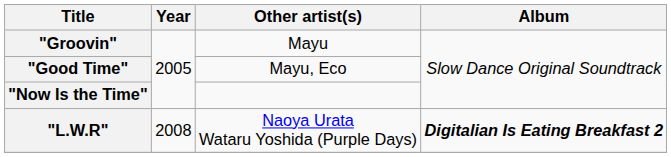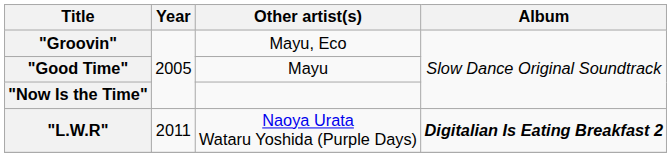(308, 43) Mayu -> (308, 43) Mayu, Eco
(308, 69) Mayu, Eco -> (308, 69) Mayu
(173, 130) 2008 -> (173, 130) 2011
